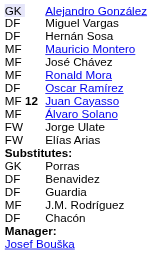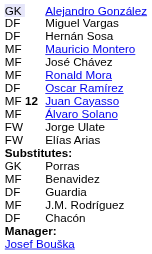(13, 179) DF -> (13, 179) MF
